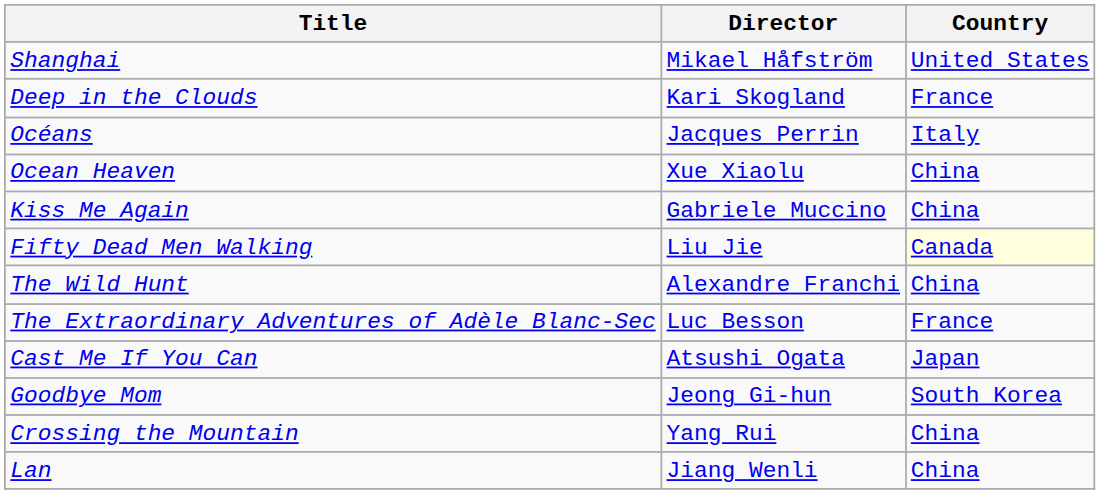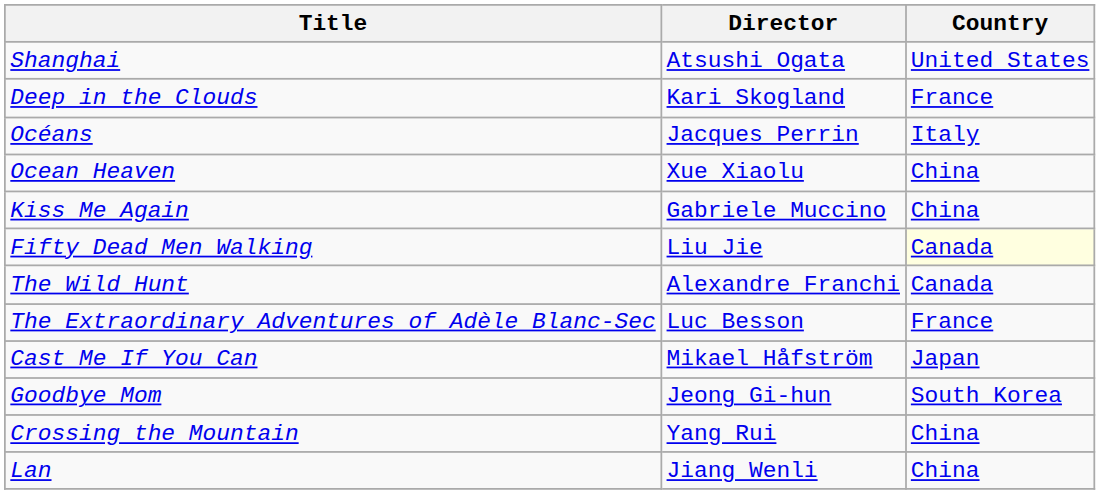(770, 61) Mikael Håfström -> (756, 61) Atsushi Ogata
(945, 285) China -> (952, 285) Canada
(756, 359) Atsushi Ogata -> (770, 359) Mikael Håfström
